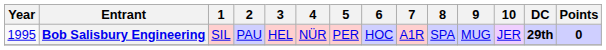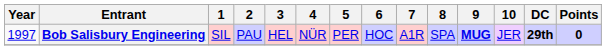(22, 34) 1995 -> (22, 34) 1997
(476, 34) normal -> (476, 34) bold
